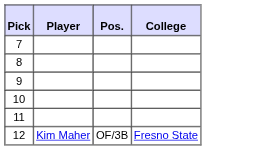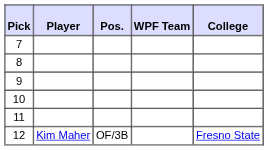+ column: (162, 26)
